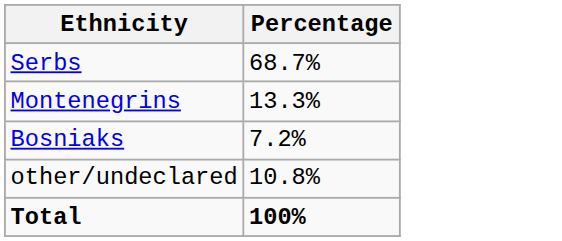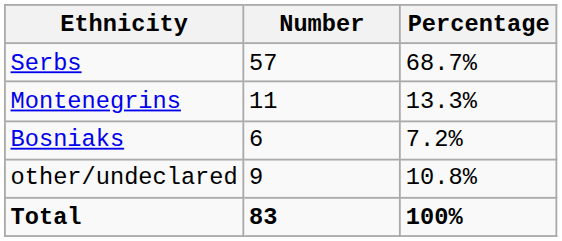+ column: (322, 24)
